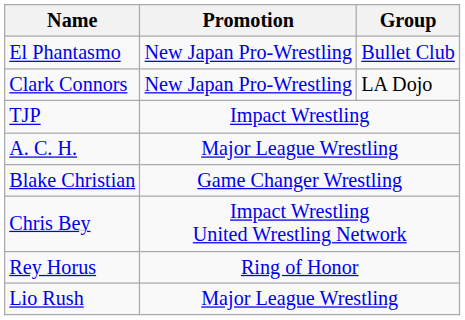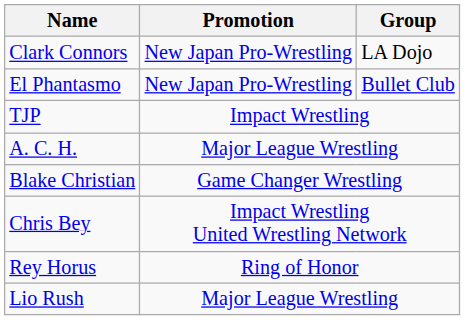rows swapped: (65, 52) <-> (68, 84)
